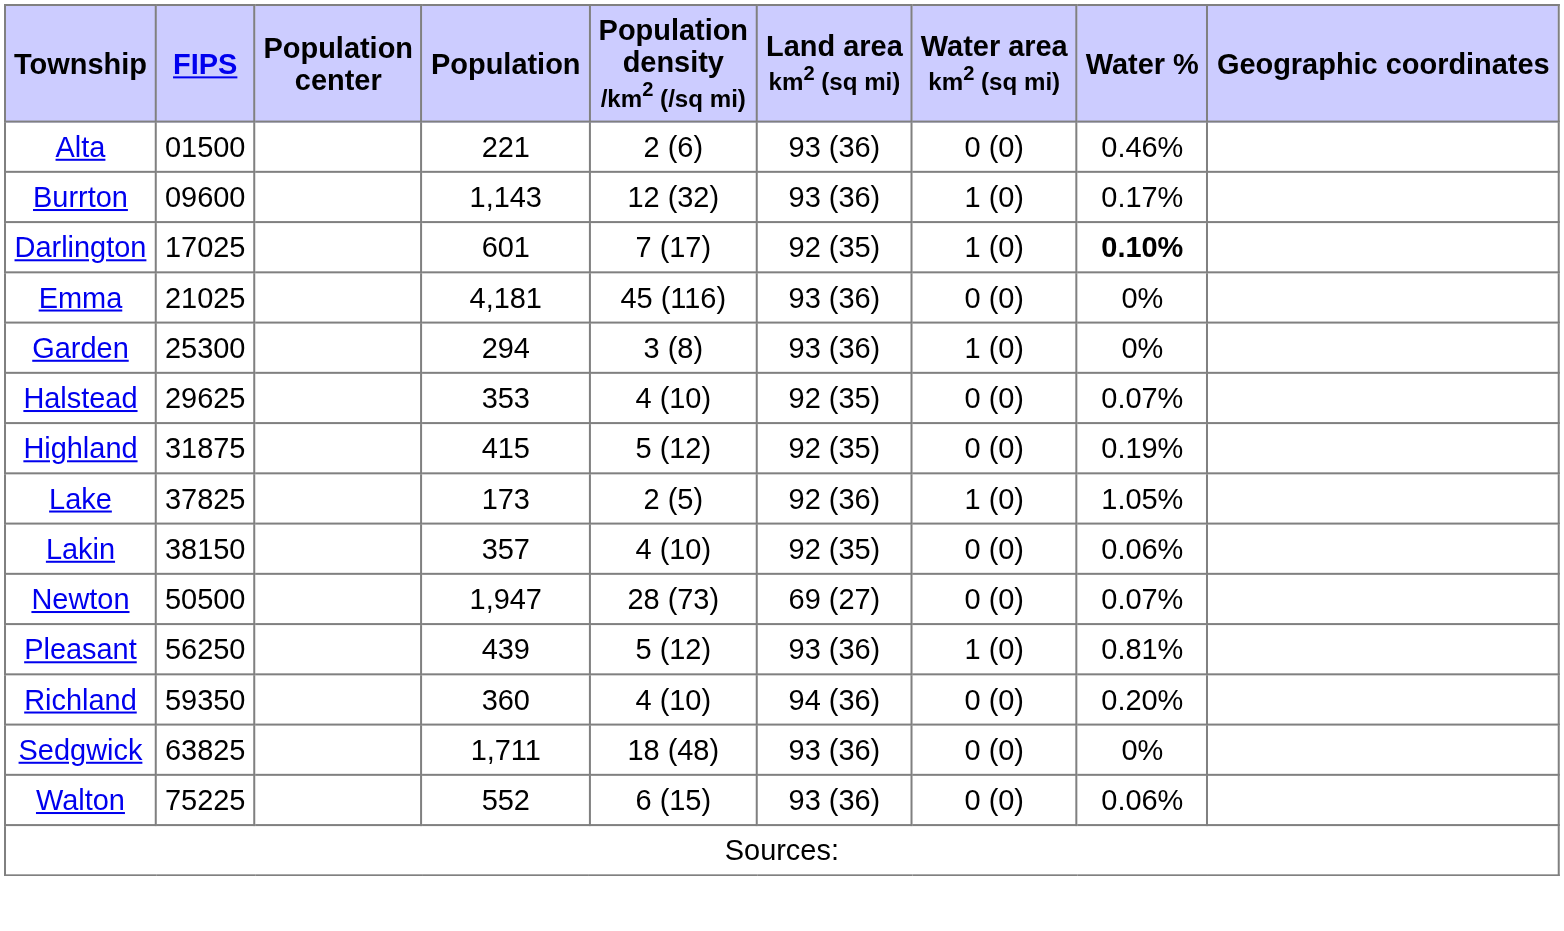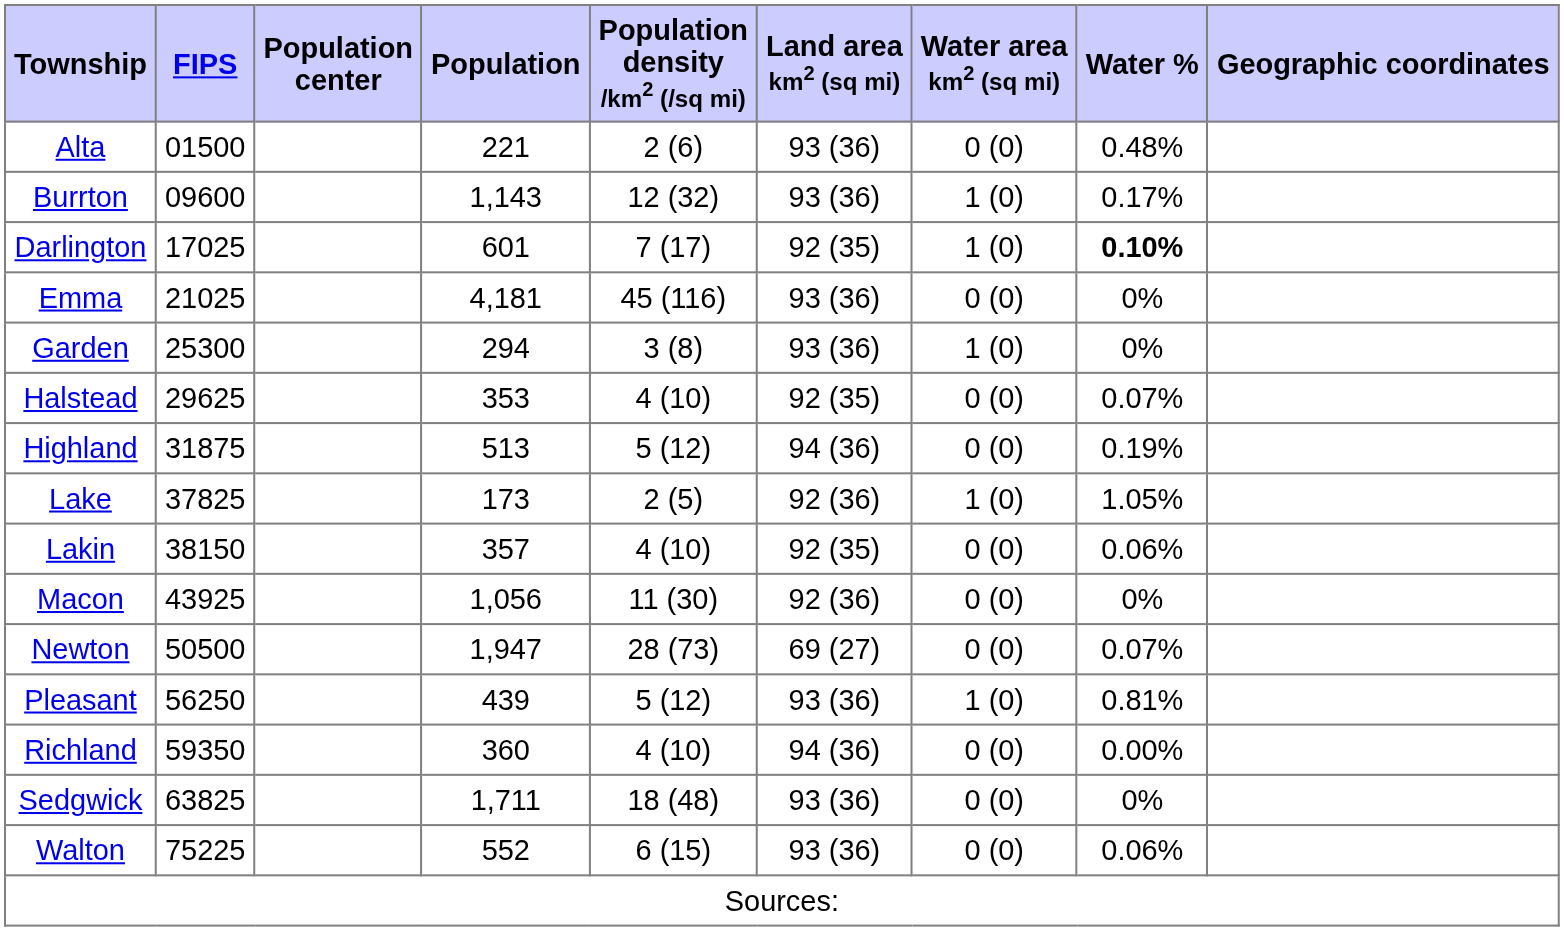(1142, 147) 0.46% -> (1142, 147) 0.48%
(506, 448) 415 -> (506, 448) 513
(834, 448) 92 (35) -> (834, 448) 94 (36)
+ row: (80, 599)
(1142, 699) 0.20% -> (1142, 750) 0.00%
